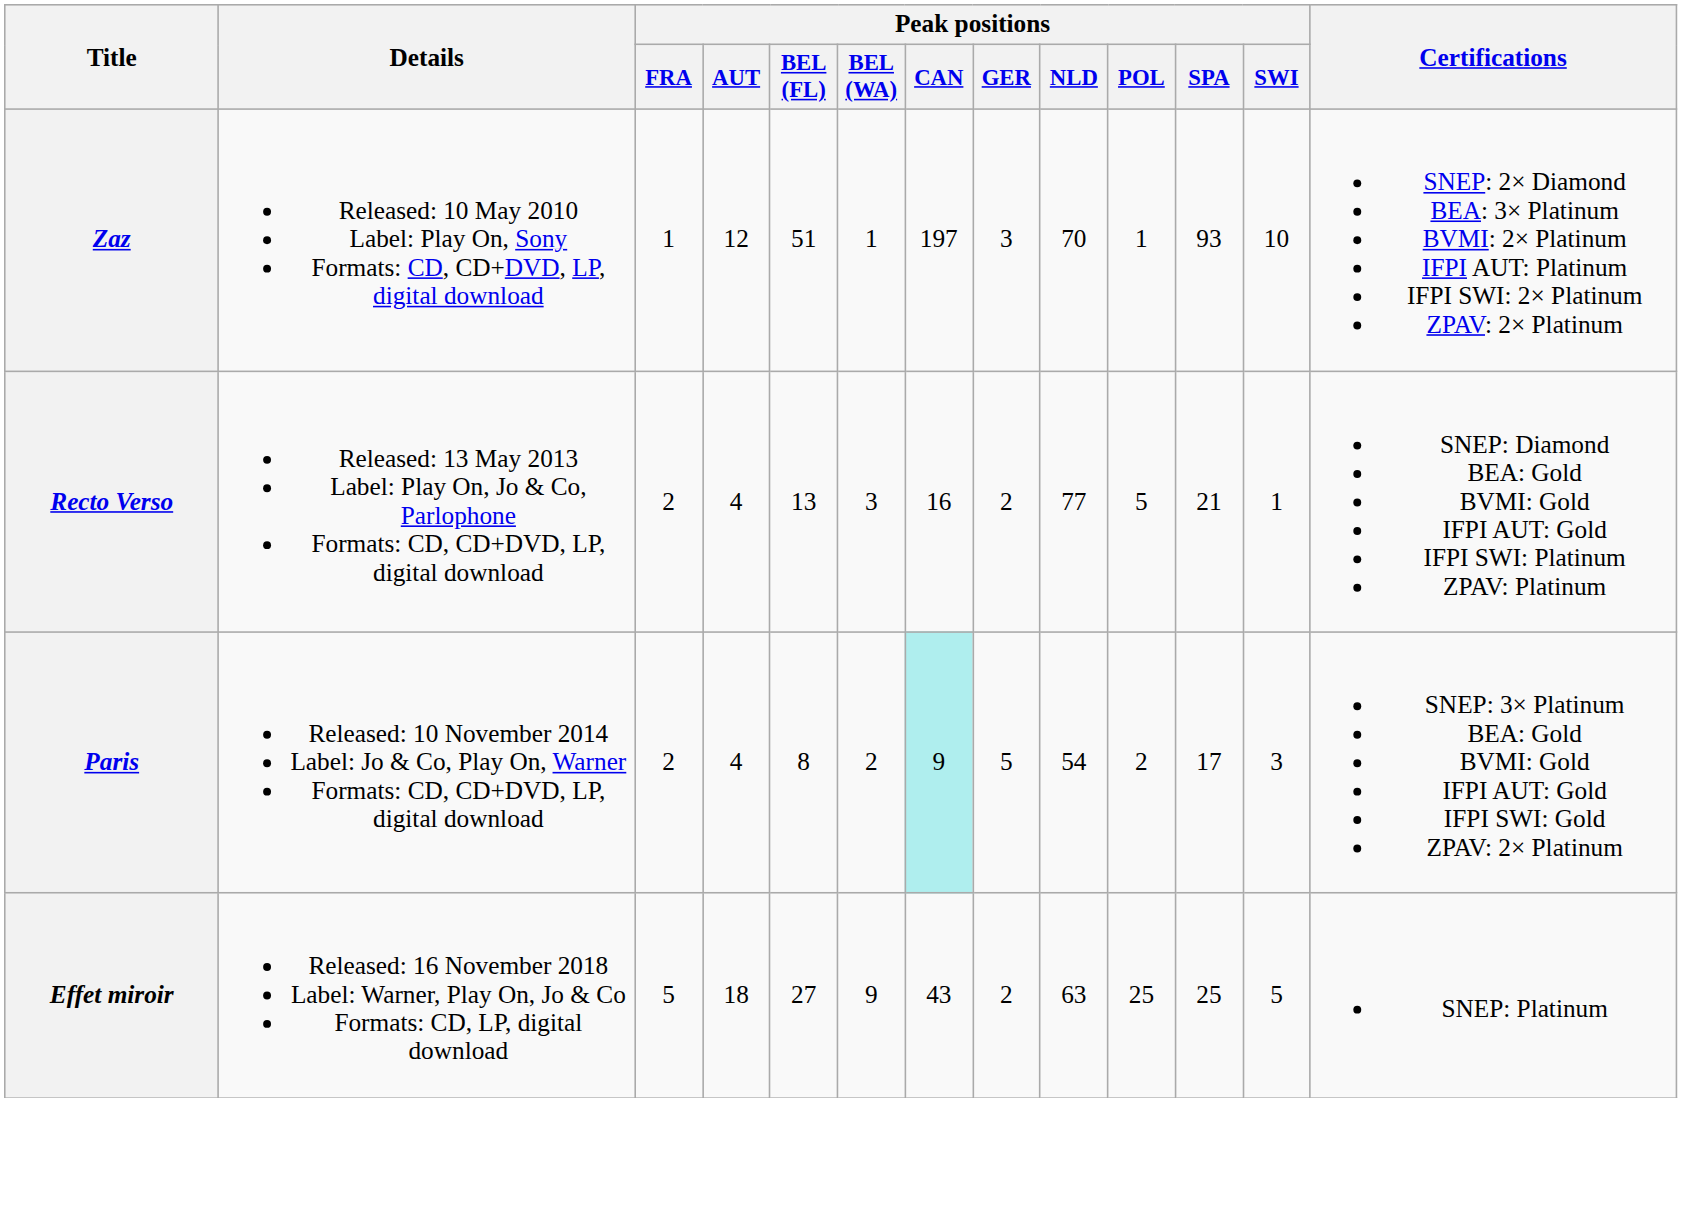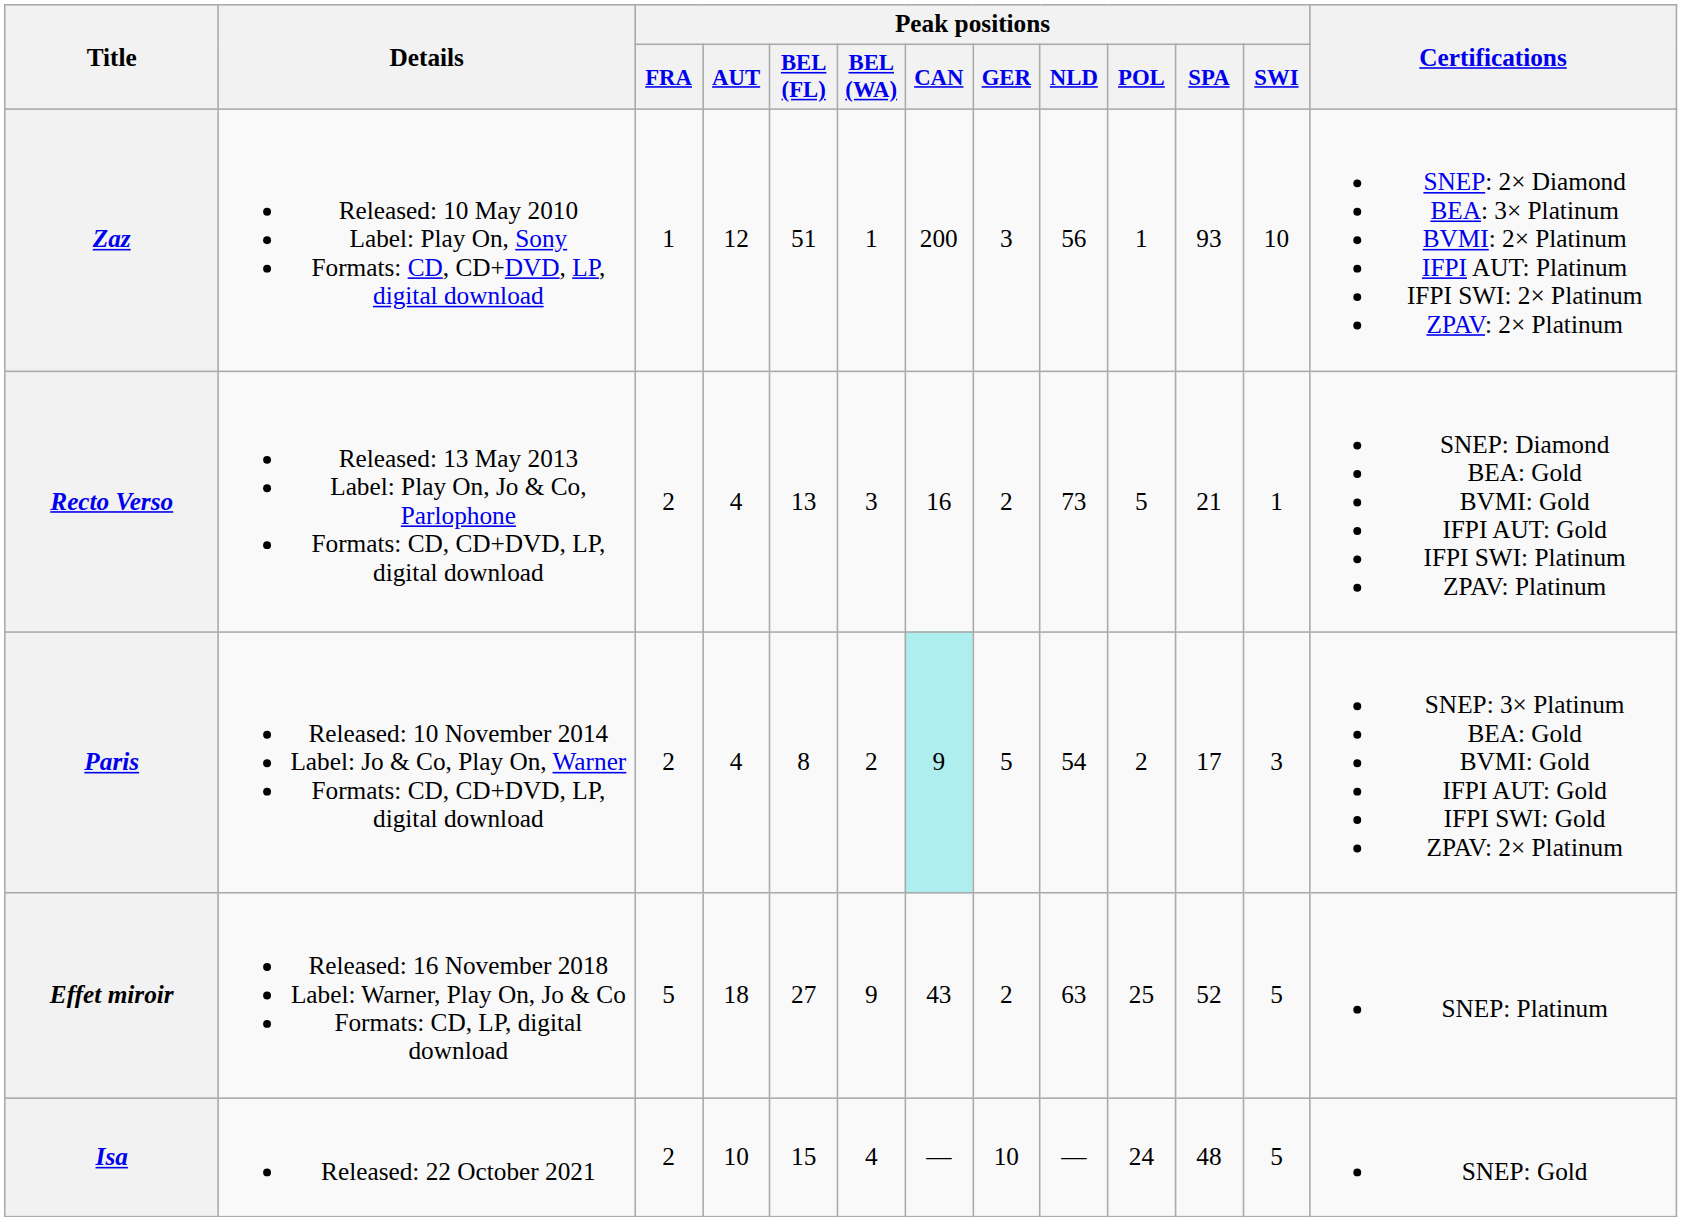(939, 239) 197 -> (939, 239) 200
(1074, 239) 70 -> (1074, 239) 56
(1074, 500) 77 -> (1074, 500) 73
(1209, 995) 25 -> (1209, 995) 52
+ row: (112, 1156)
